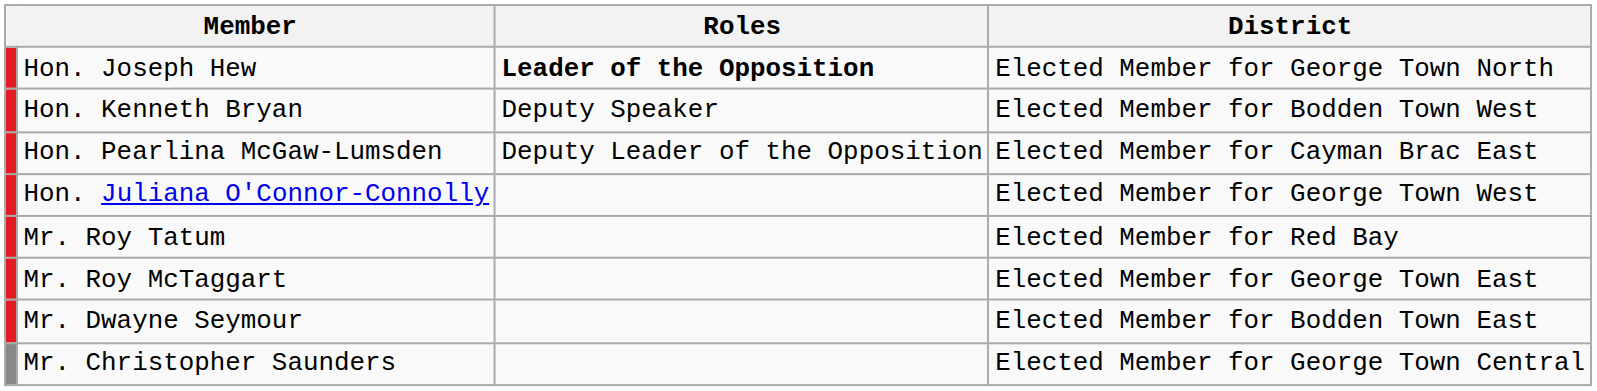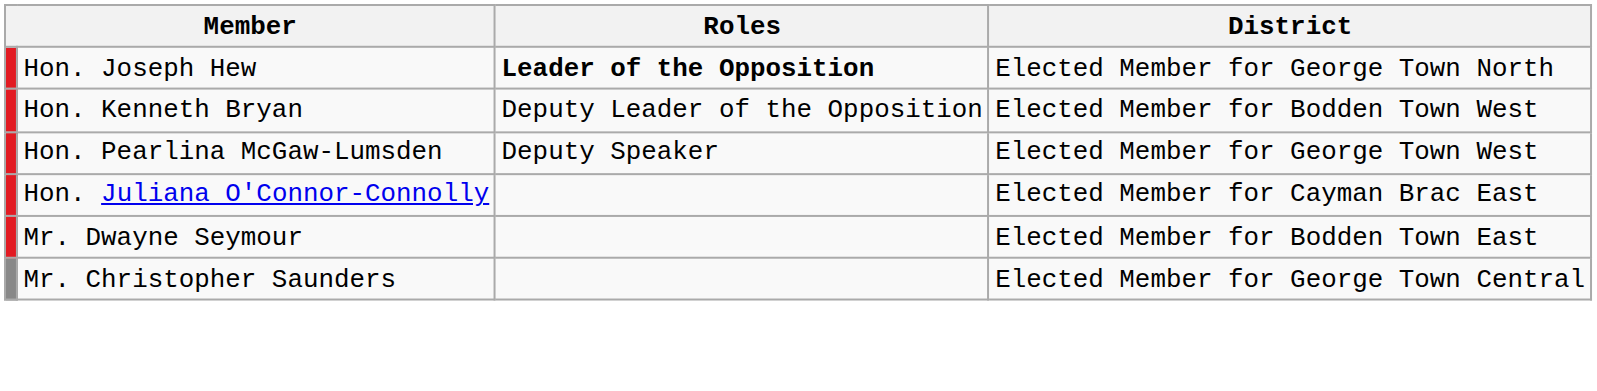(610, 110) Deputy Speaker -> (742, 110) Deputy Leader of the Opposition
(742, 153) Deputy Leader of the Opposition -> (610, 153) Deputy Speaker
(1267, 153) Elected Member for Cayman Brac East -> (1267, 153) Elected Member for George Town West
(1267, 195) Elected Member for George Town West -> (1267, 195) Elected Member for Cayman Brac East
- row: (124, 237)
- row: (155, 279)
